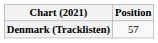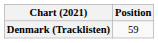(133, 29) 57 -> (133, 29) 59
